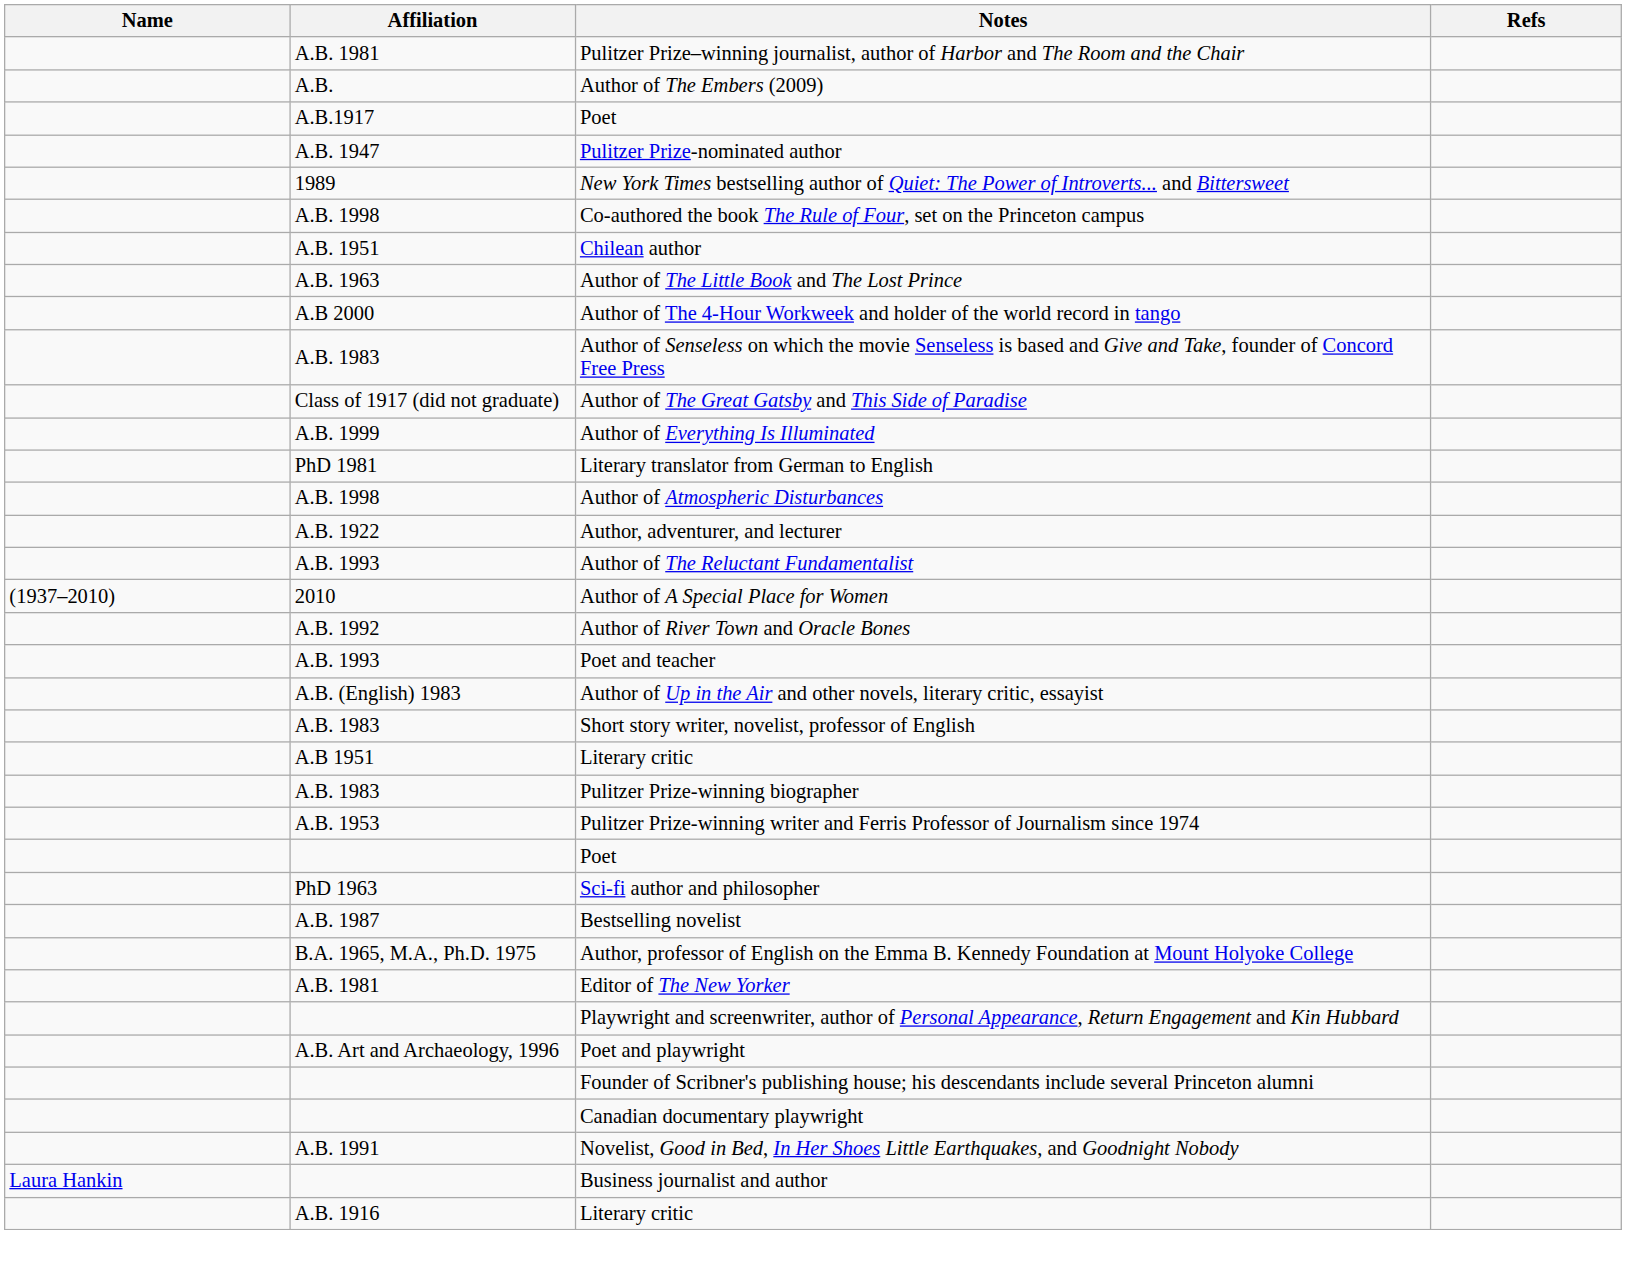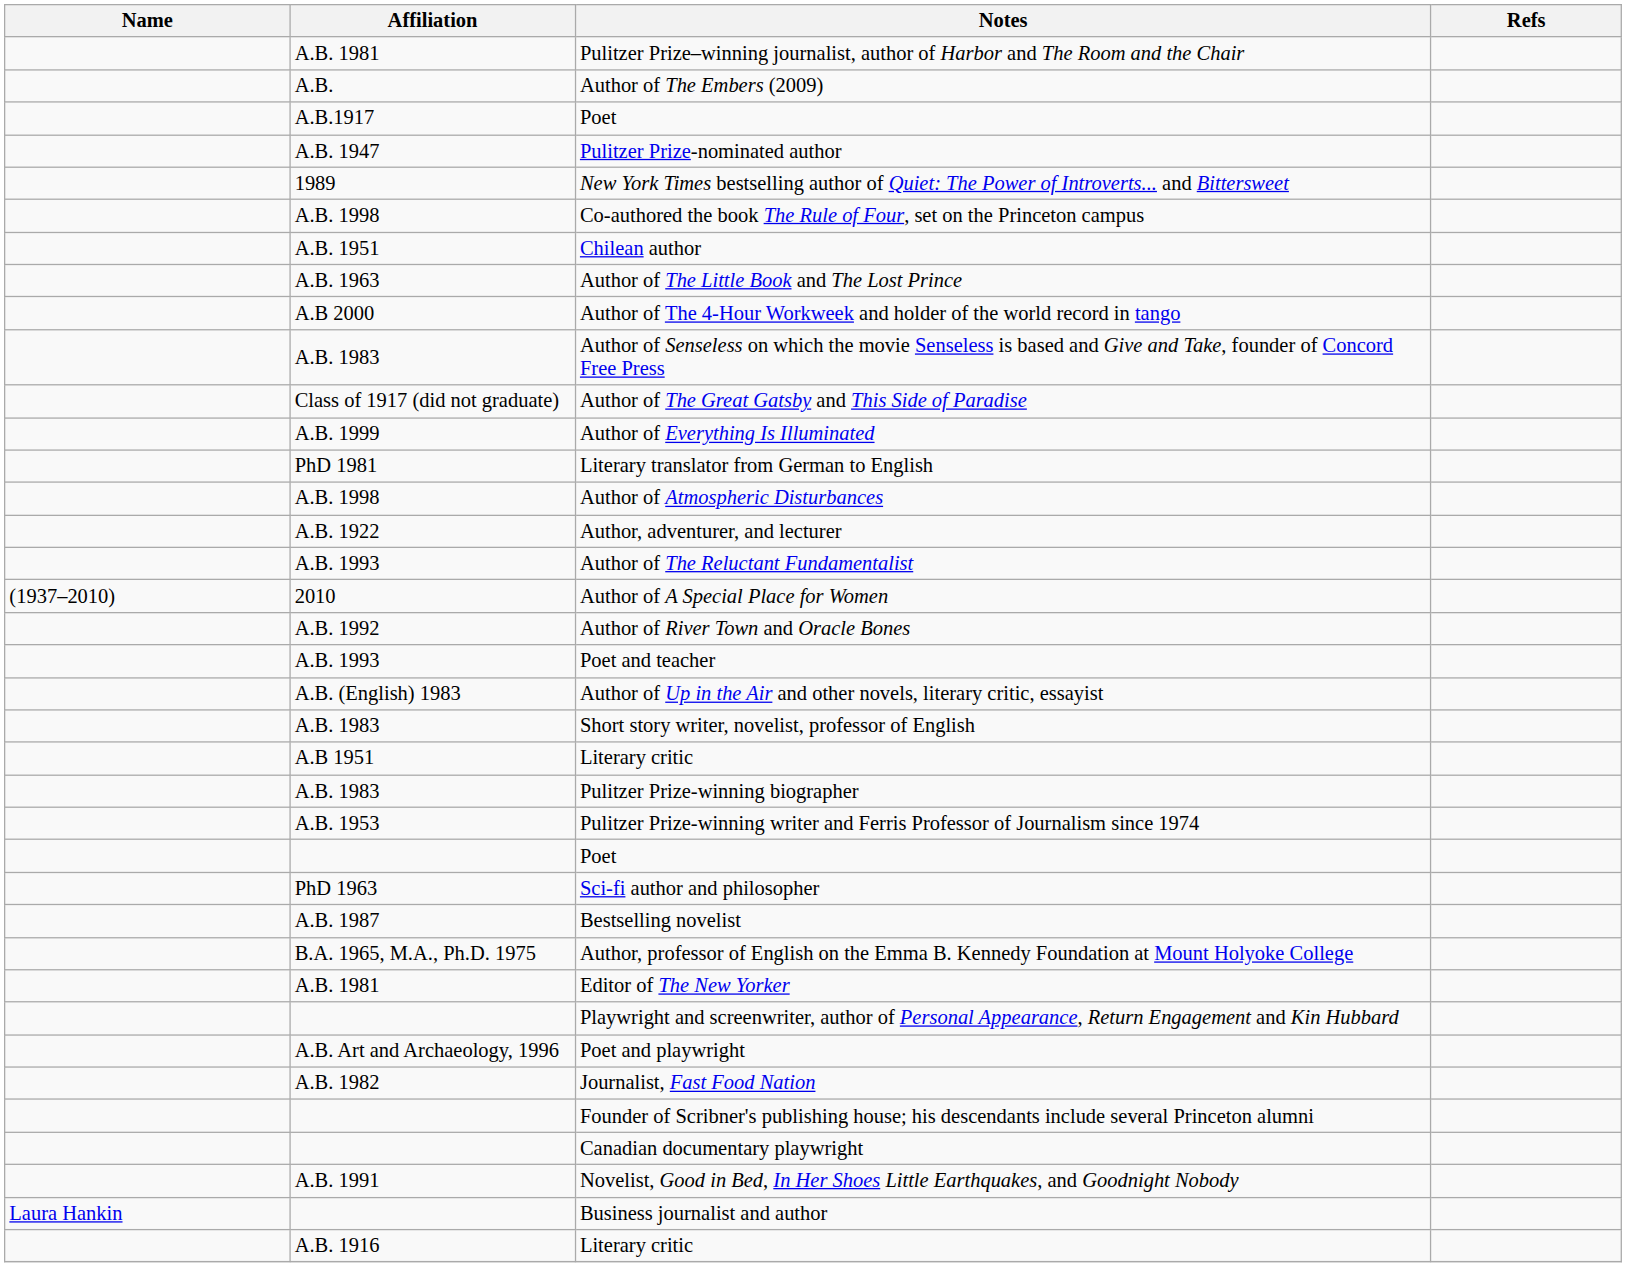+ row: (337, 1083)
